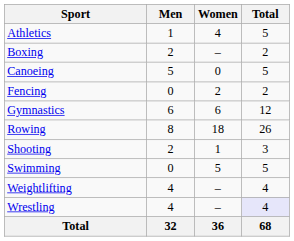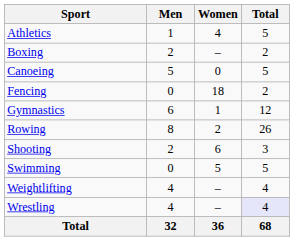(218, 91) 2 -> (218, 91) 18
(218, 110) 6 -> (218, 110) 1
(218, 129) 18 -> (218, 129) 2
(218, 149) 1 -> (218, 149) 6
